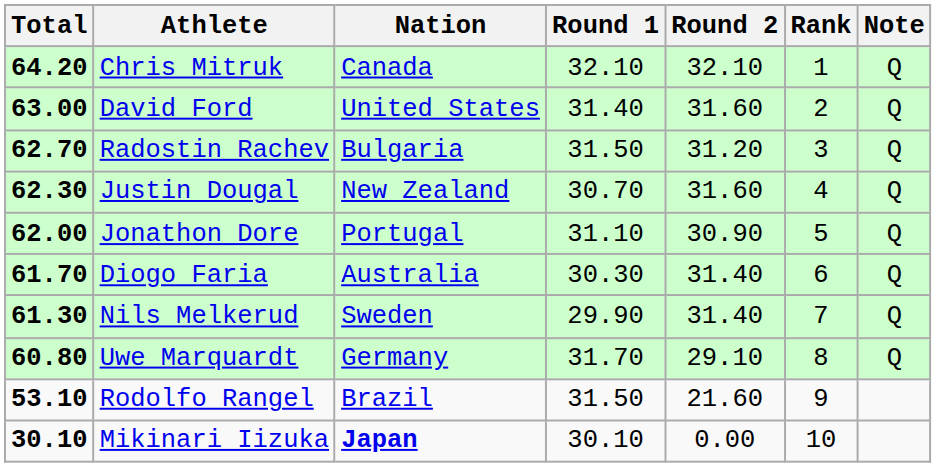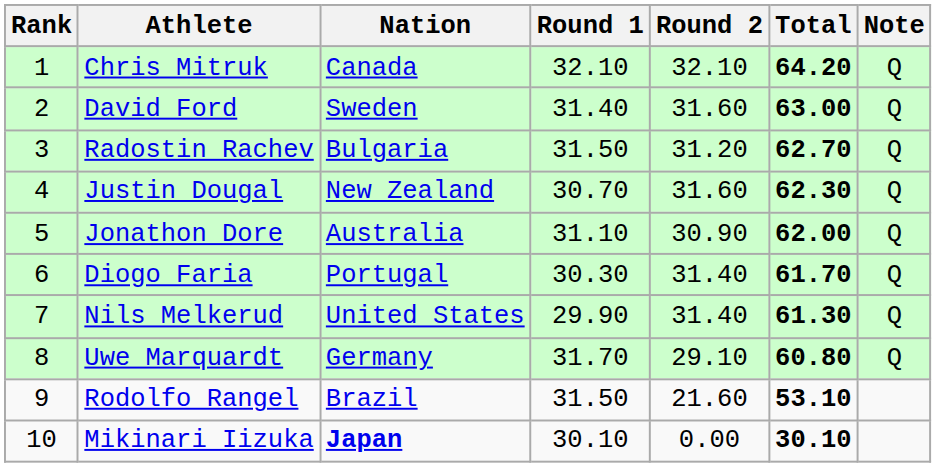columns swapped: (821, 26) <-> (49, 26)
(441, 109) United States -> (372, 109) Sweden
(402, 233) Portugal -> (395, 233) Australia
(410, 275) Australia -> (387, 275) Portugal
(387, 316) Sweden -> (425, 316) United States
